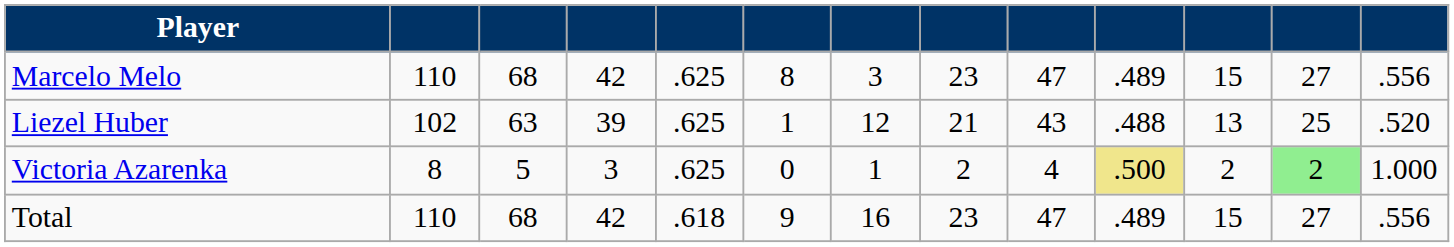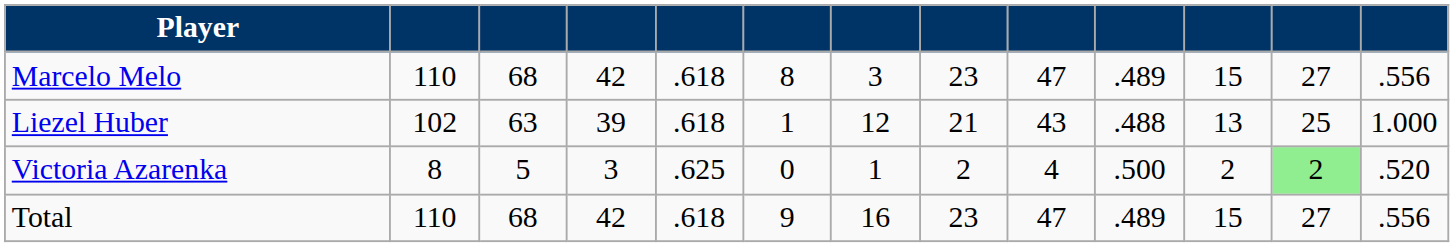(699, 75) .625 -> (699, 75) .618
(699, 122) .625 -> (699, 122) .618
(1404, 122) .520 -> (1404, 122) 1.000
(1140, 169) khaki background -> (1140, 169) no background
(1404, 169) 1.000 -> (1404, 169) .520
